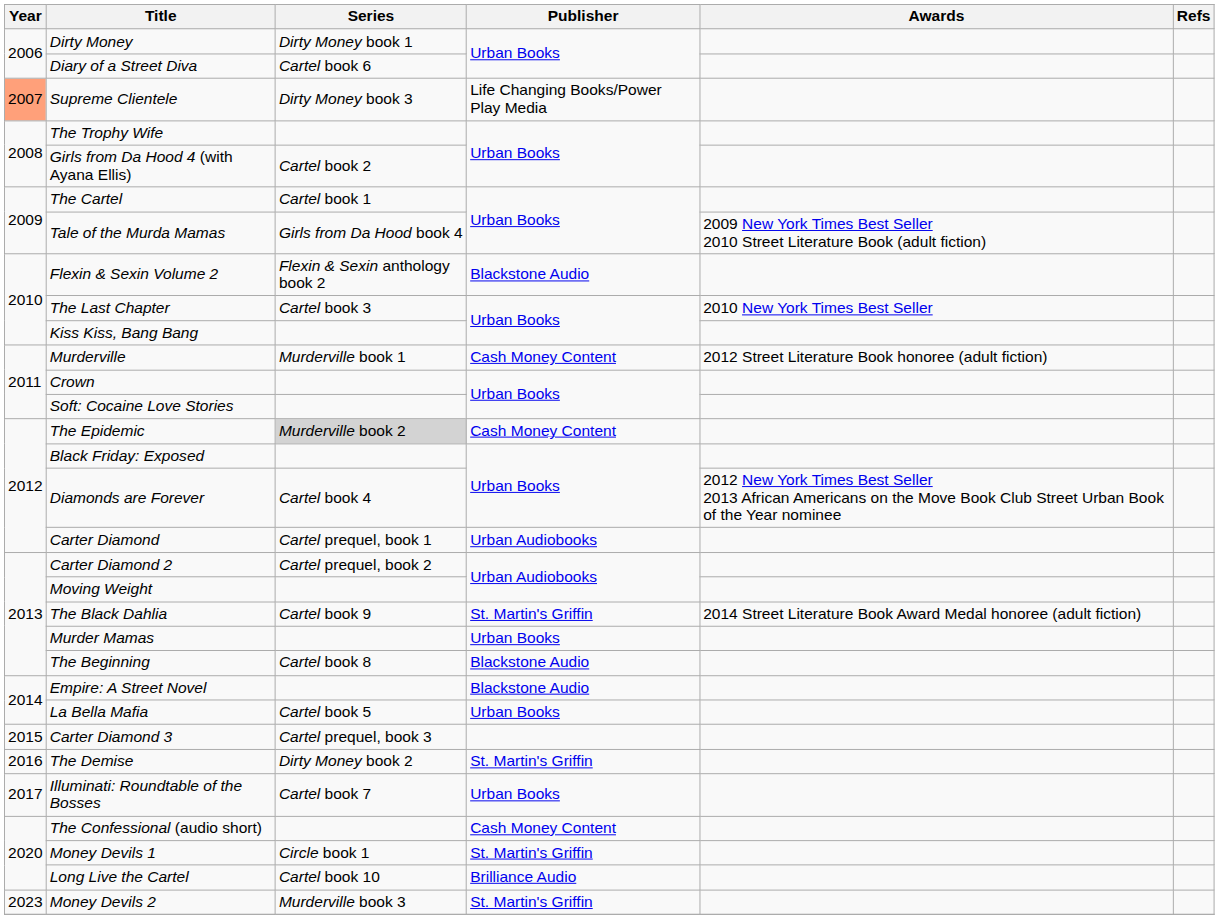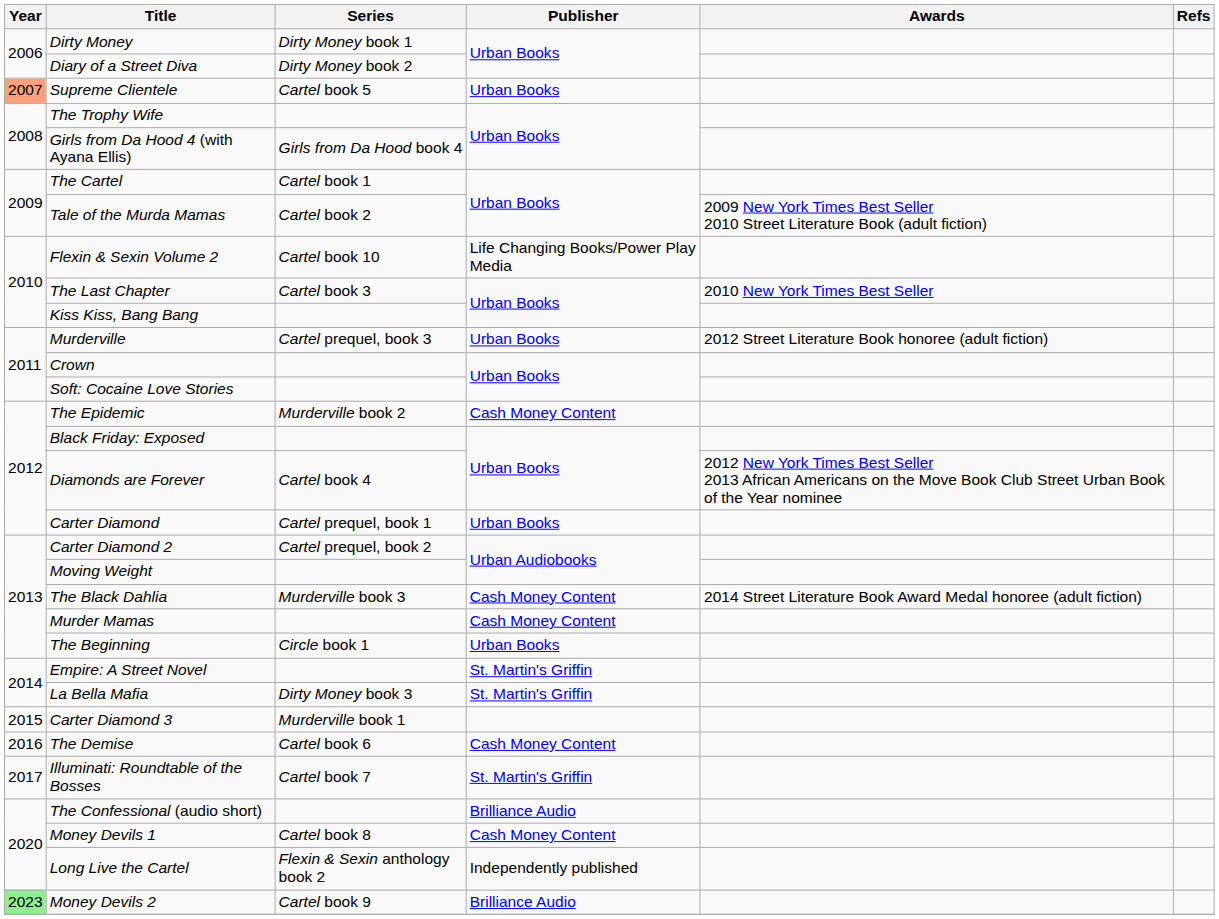(325, 66) Cartel book 6 -> (345, 66) Dirty Money book 2
(346, 99) Dirty Money book 3 -> (325, 90) Cartel book 5
(566, 99) Life Changing Books/Power Play Media -> (515, 90) Urban Books
(325, 166) Cartel book 2 -> (370, 148) Girls from Da Hood book 4
(371, 232) Girls from Da Hood book 4 -> (325, 215) Cartel book 2
(364, 274) Flexin & Sexin anthology book 2 -> (329, 257) Cartel book 10
(530, 274) Blackstone Audio -> (583, 257) Life Changing Books/Power Play Media
(342, 357) Murderville book 1 -> (355, 339) Cartel prequel, book 3
(543, 357) Cash Money Content -> (515, 339) Urban Books
(342, 431) lightgrey background -> (342, 413) no background
(534, 540) Urban Audiobooks -> (515, 522) Urban Books
(325, 613) Cartel book 9 -> (342, 596) Murderville book 3
(531, 613) St. Martin's Griffin -> (543, 596) Cash Money Content
(515, 638) Urban Books -> (543, 620) Cash Money Content
(325, 663) Cartel book 8 -> (324, 645) Circle book 1
(530, 663) Blackstone Audio -> (515, 645) Urban Books
(530, 687) Blackstone Audio -> (531, 670) St. Martin's Griffin
(325, 712) Cartel book 5 -> (345, 694) Dirty Money book 3
(515, 712) Urban Books -> (531, 694) St. Martin's Griffin
(355, 736) Cartel prequel, book 3 -> (342, 719) Murderville book 1
(346, 761) Dirty Money book 2 -> (325, 744) Cartel book 6
(531, 761) St. Martin's Griffin -> (543, 744) Cash Money Content
(515, 794) Urban Books -> (531, 777) St. Martin's Griffin
(543, 828) Cash Money Content -> (523, 810) Brilliance Audio
(324, 852) Circle book 1 -> (325, 835) Cartel book 8
(531, 852) St. Martin's Griffin -> (543, 835) Cash Money Content
(329, 877) Cartel book 10 -> (364, 868) Flexin & Sexin anthology book 2
(523, 877) Brilliance Audio -> (554, 868) Independently published
(25, 902) no background -> (25, 902) lightgreen background
(342, 902) Murderville book 3 -> (325, 902) Cartel book 9
(531, 902) St. Martin's Griffin -> (523, 902) Brilliance Audio
